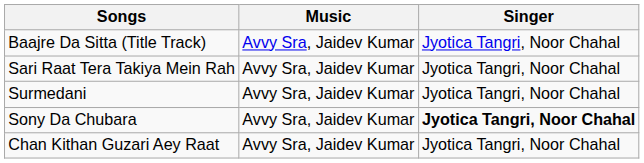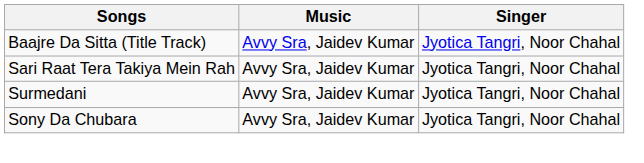(529, 119) bold -> (521, 119) normal
- row: (114, 145)
